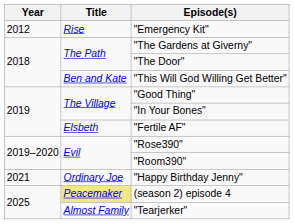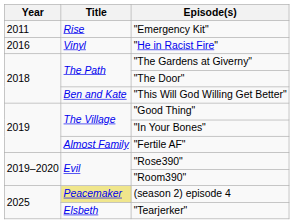(18, 29) 2012 -> (18, 29) 2011
+ row: (176, 45)
(81, 128) Elsbeth -> (96, 144) Almost Family
- row: (188, 177)
(96, 210) Almost Family -> (81, 210) Elsbeth
